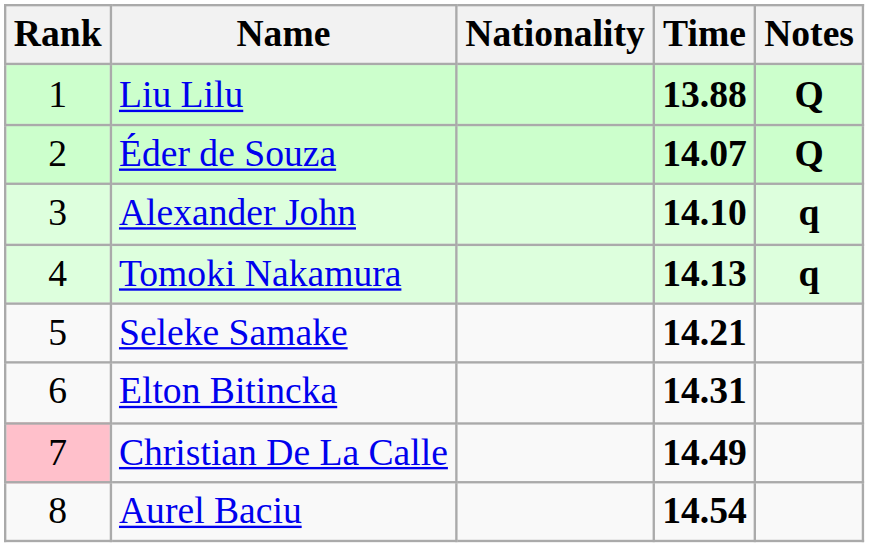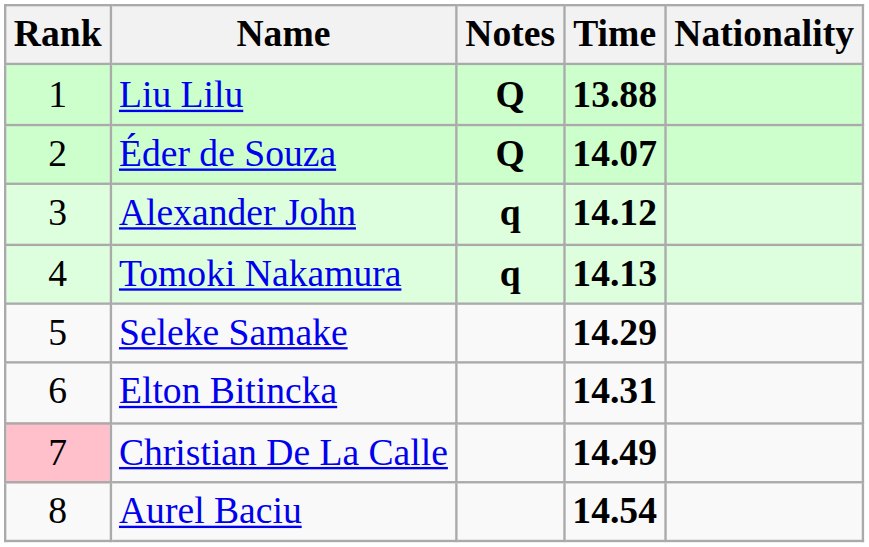columns swapped: (555, 34) <-> (809, 34)
(705, 213) 14.10 -> (615, 213) 14.12
(705, 332) 14.21 -> (615, 332) 14.29
